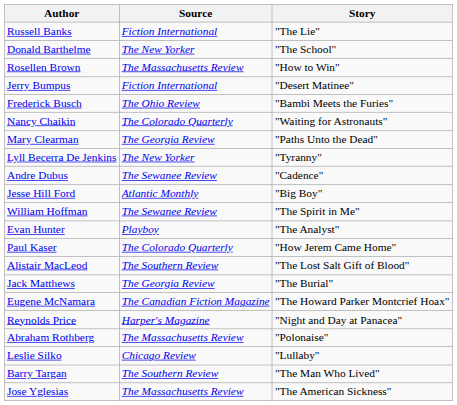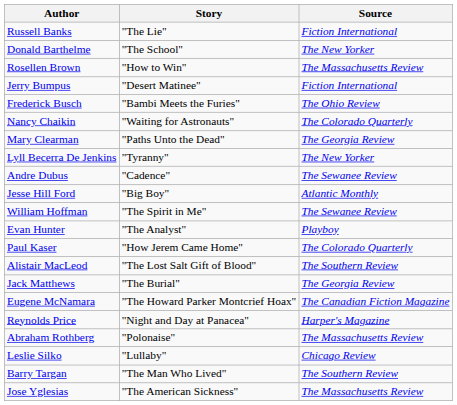columns swapped: (362, 13) <-> (196, 13)
